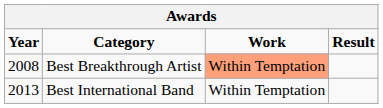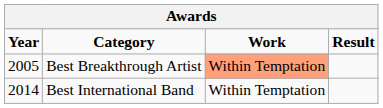(24, 66) 2008 -> (24, 66) 2005
(24, 90) 2013 -> (24, 90) 2014
